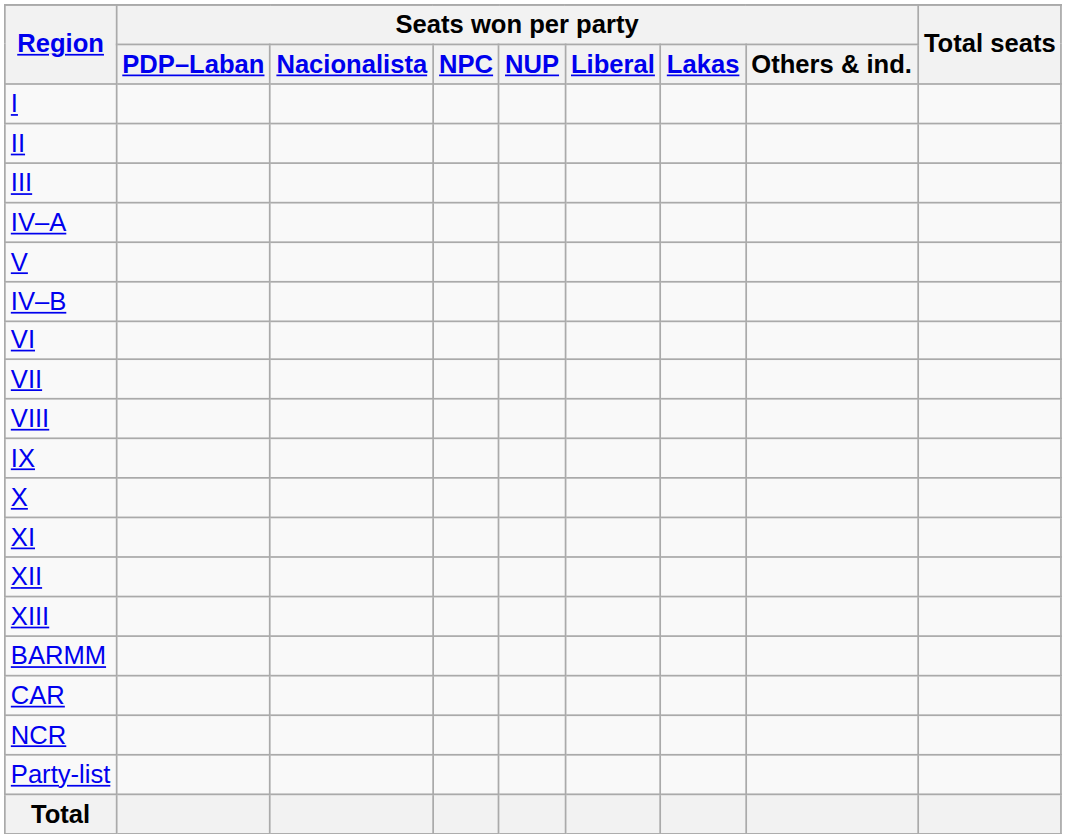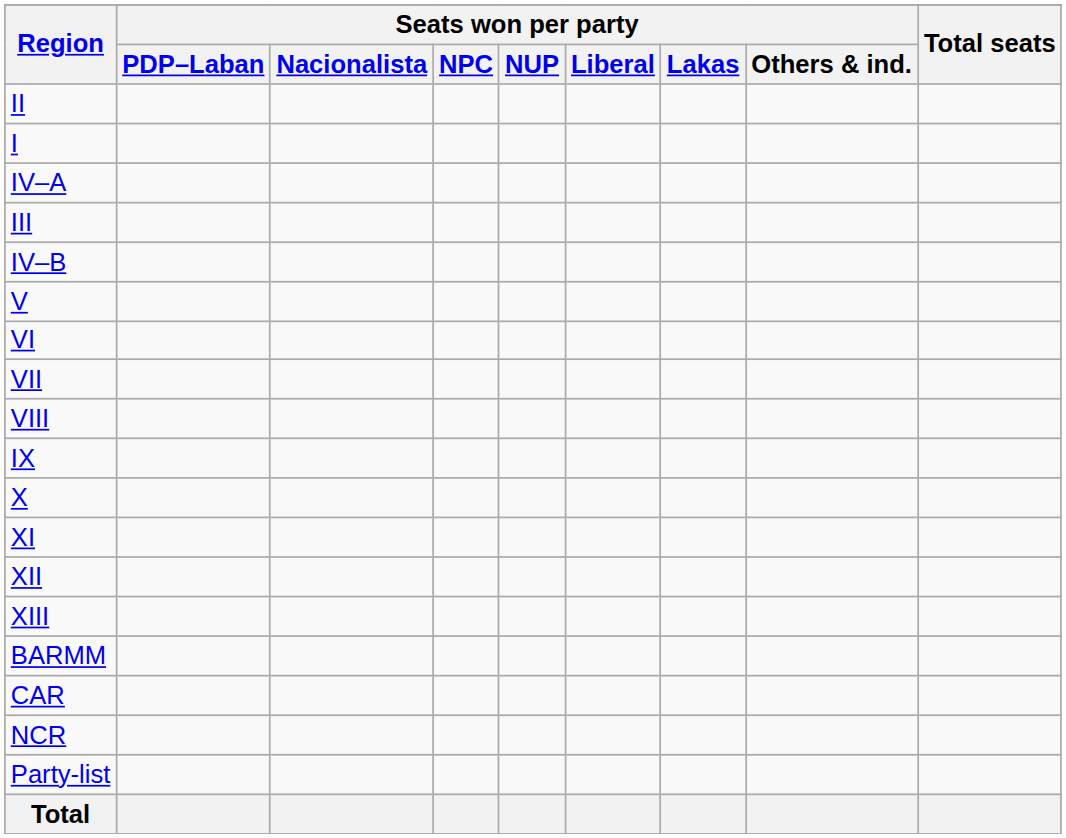rows swapped: (14, 103) <-> (18, 143)
rows swapped: (21, 182) <-> (39, 222)
rows swapped: (39, 301) <-> (19, 261)
